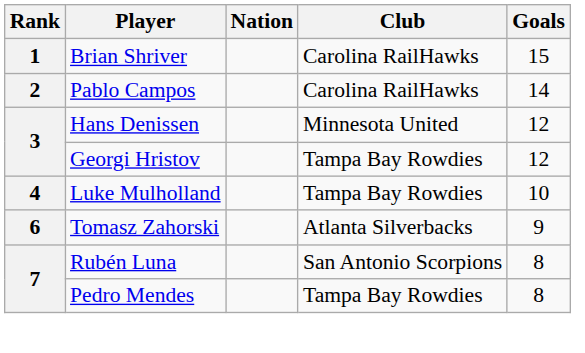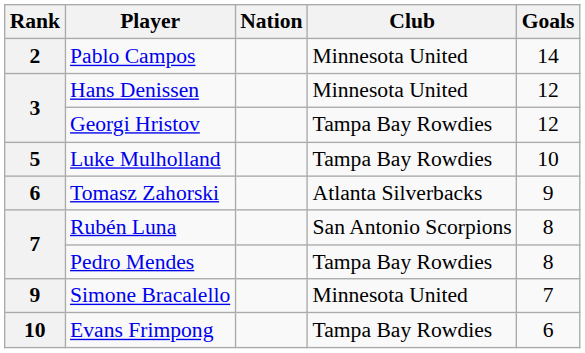- row: (129, 55)
(391, 90) Carolina RailHawks -> (390, 55) Minnesota United
(35, 192) 4 -> (35, 158) 5
+ row: (150, 295)
+ row: (142, 329)
